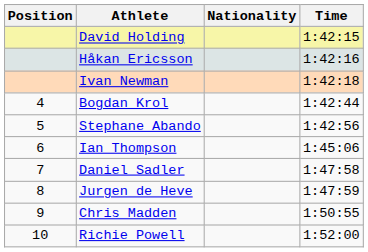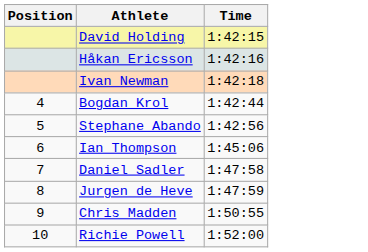- column: (252, 16)
